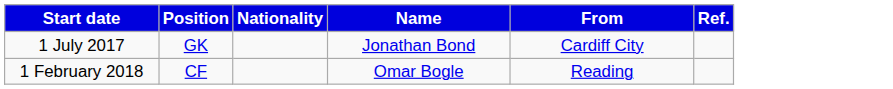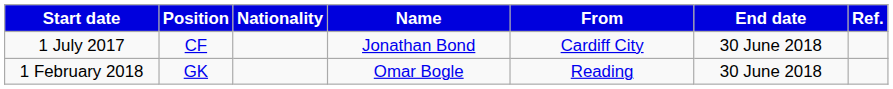+ column: (771, 18)
(196, 45) GK -> (196, 45) CF
(196, 72) CF -> (196, 72) GK
